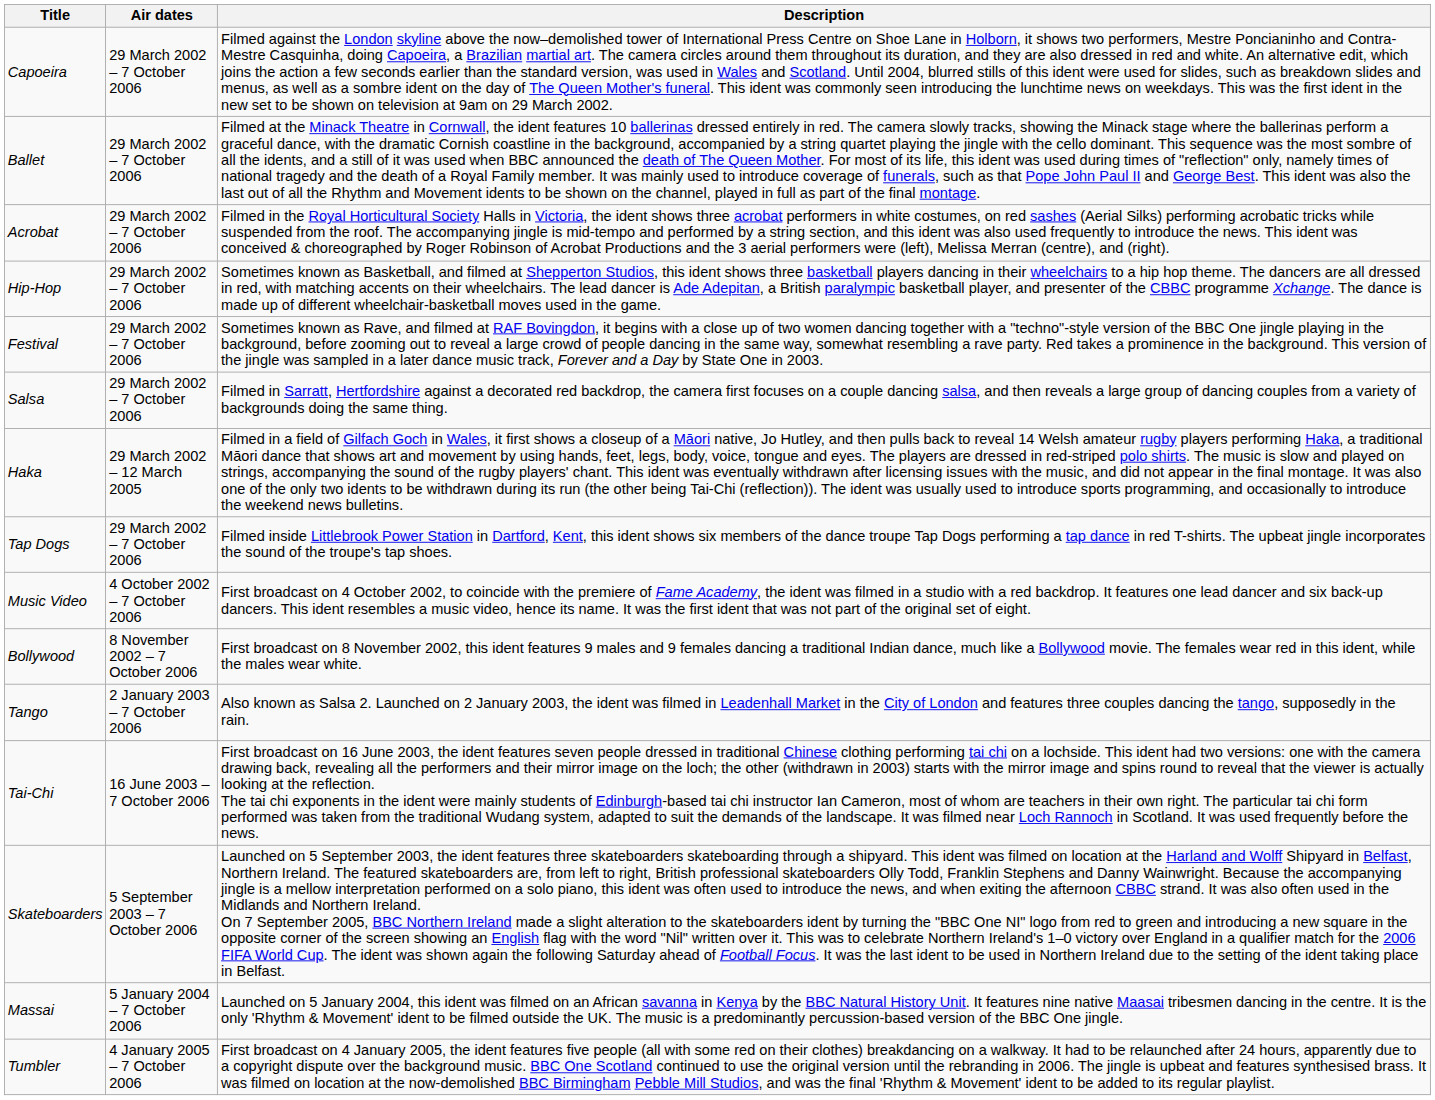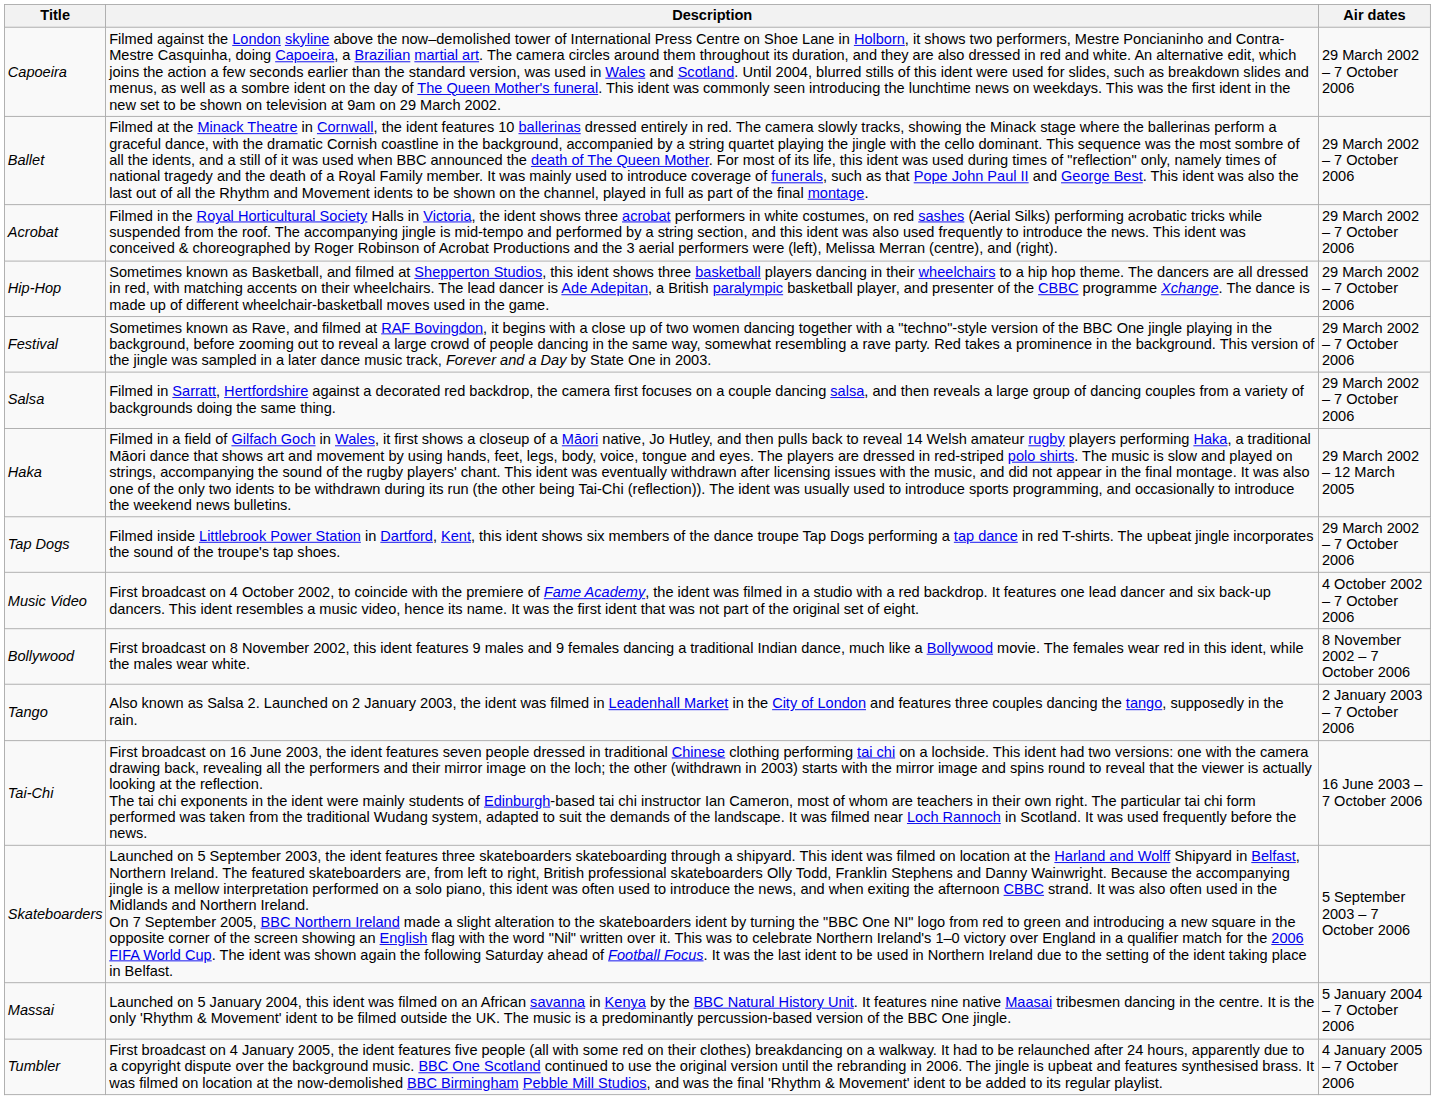columns swapped: (162, 16) <-> (824, 16)
